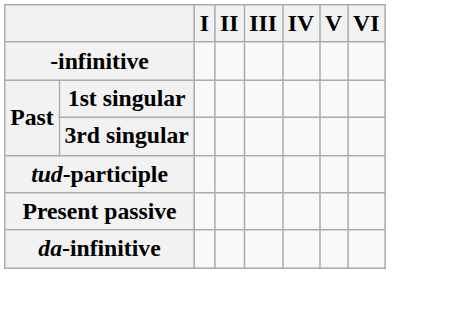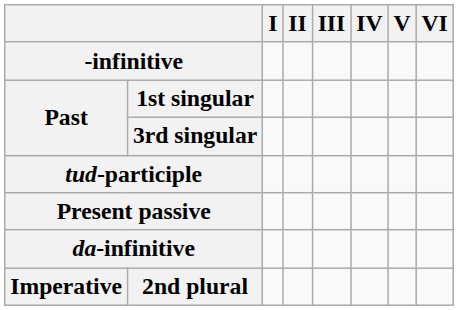+ row: (195, 286)
